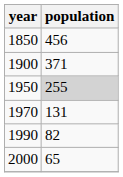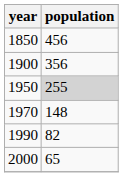(56, 64) 371 -> (56, 64) 356
(56, 111) 131 -> (56, 111) 148
